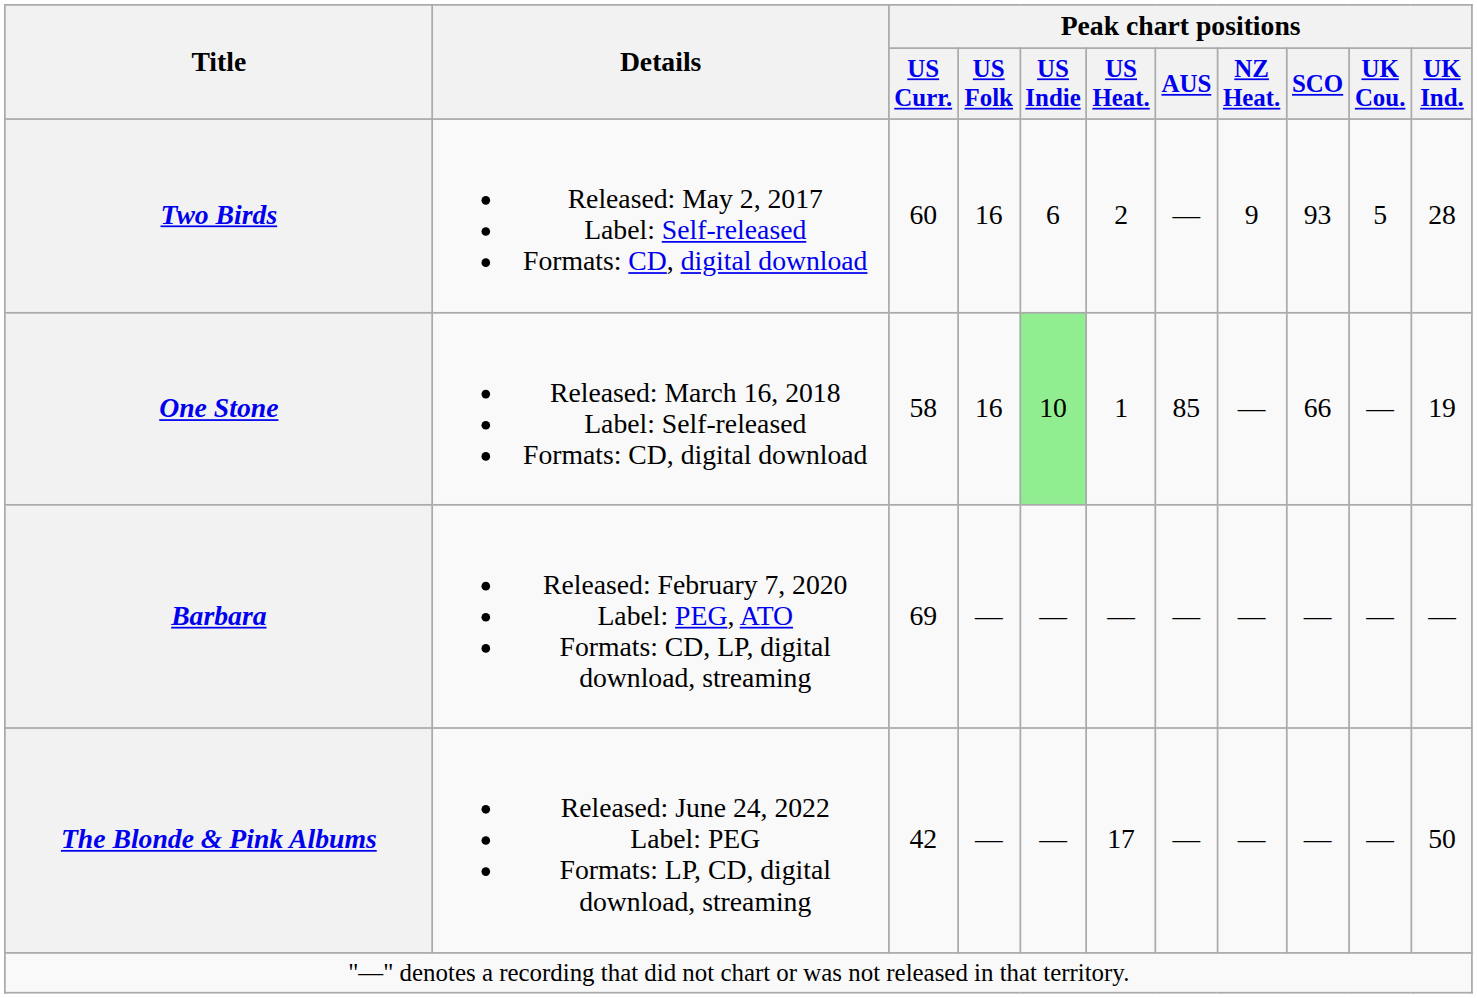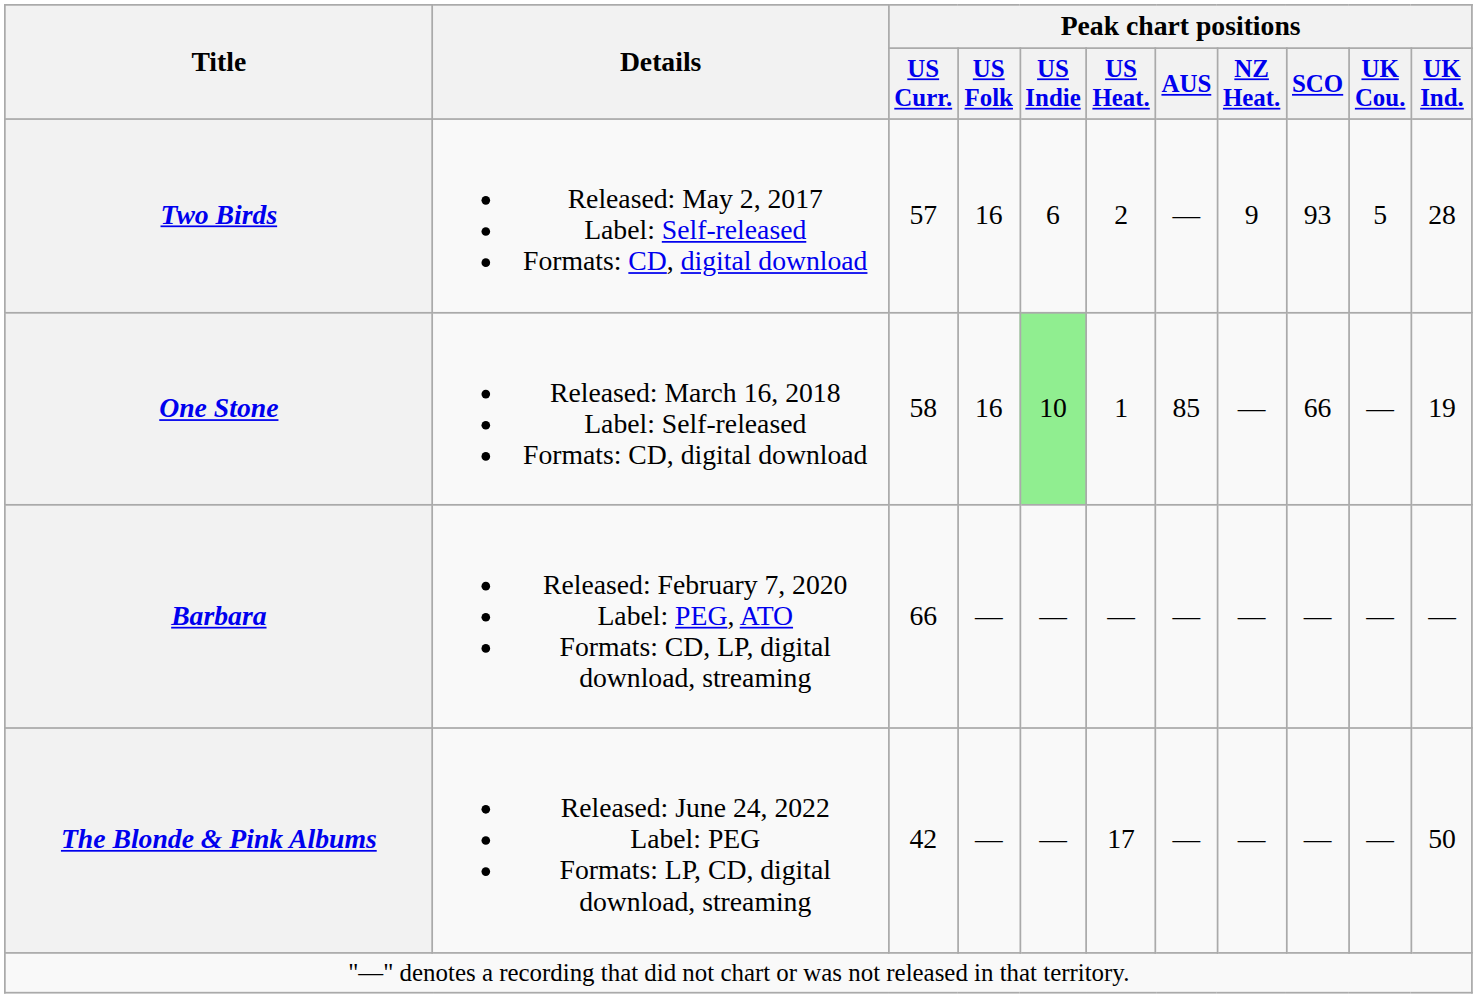(923, 215) 60 -> (923, 215) 57
(923, 616) 69 -> (923, 616) 66
